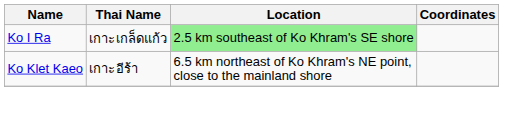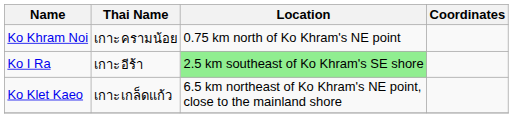+ row: (48, 38)
(128, 38) เกาะเกล็ดแก้ว -> (119, 64) เกาะอีร้า
(114, 69) เกาะอีร้า -> (133, 95) เกาะเกล็ดแก้ว
